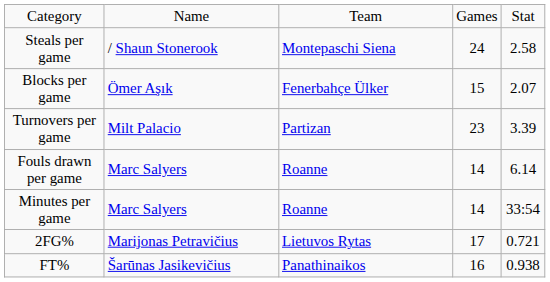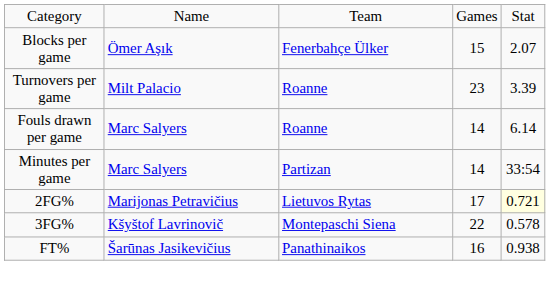- row: (54, 48)
(306, 128) Partizan -> (305, 88) Roanne
(305, 209) Roanne -> (306, 169) Partizan
(523, 241) no background -> (523, 201) lightyellow background
+ row: (54, 224)
